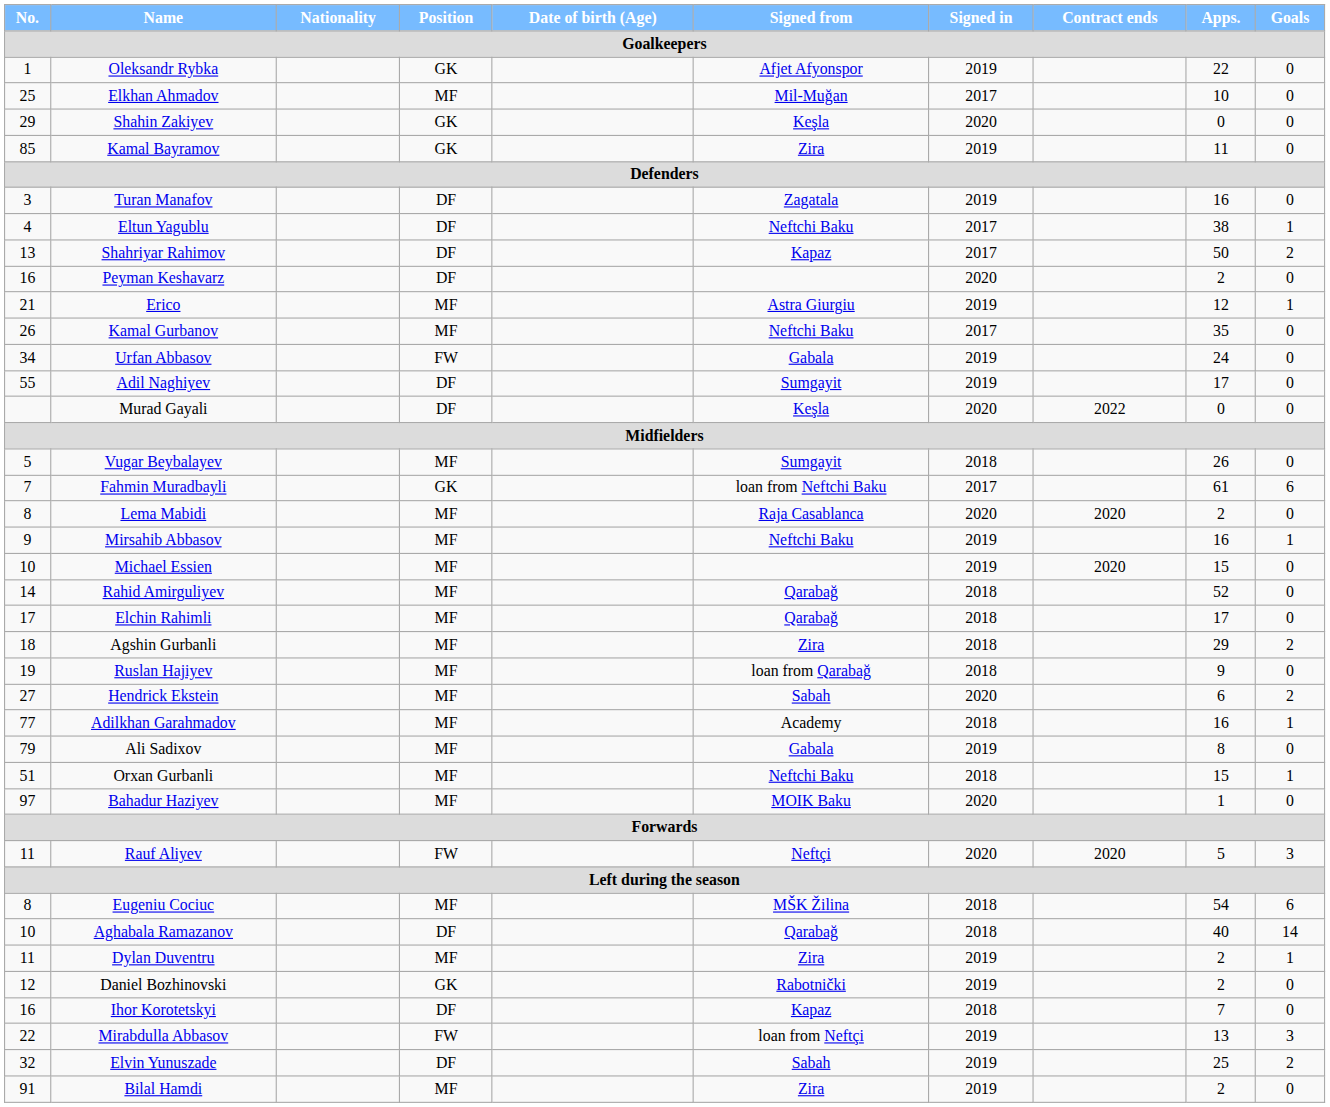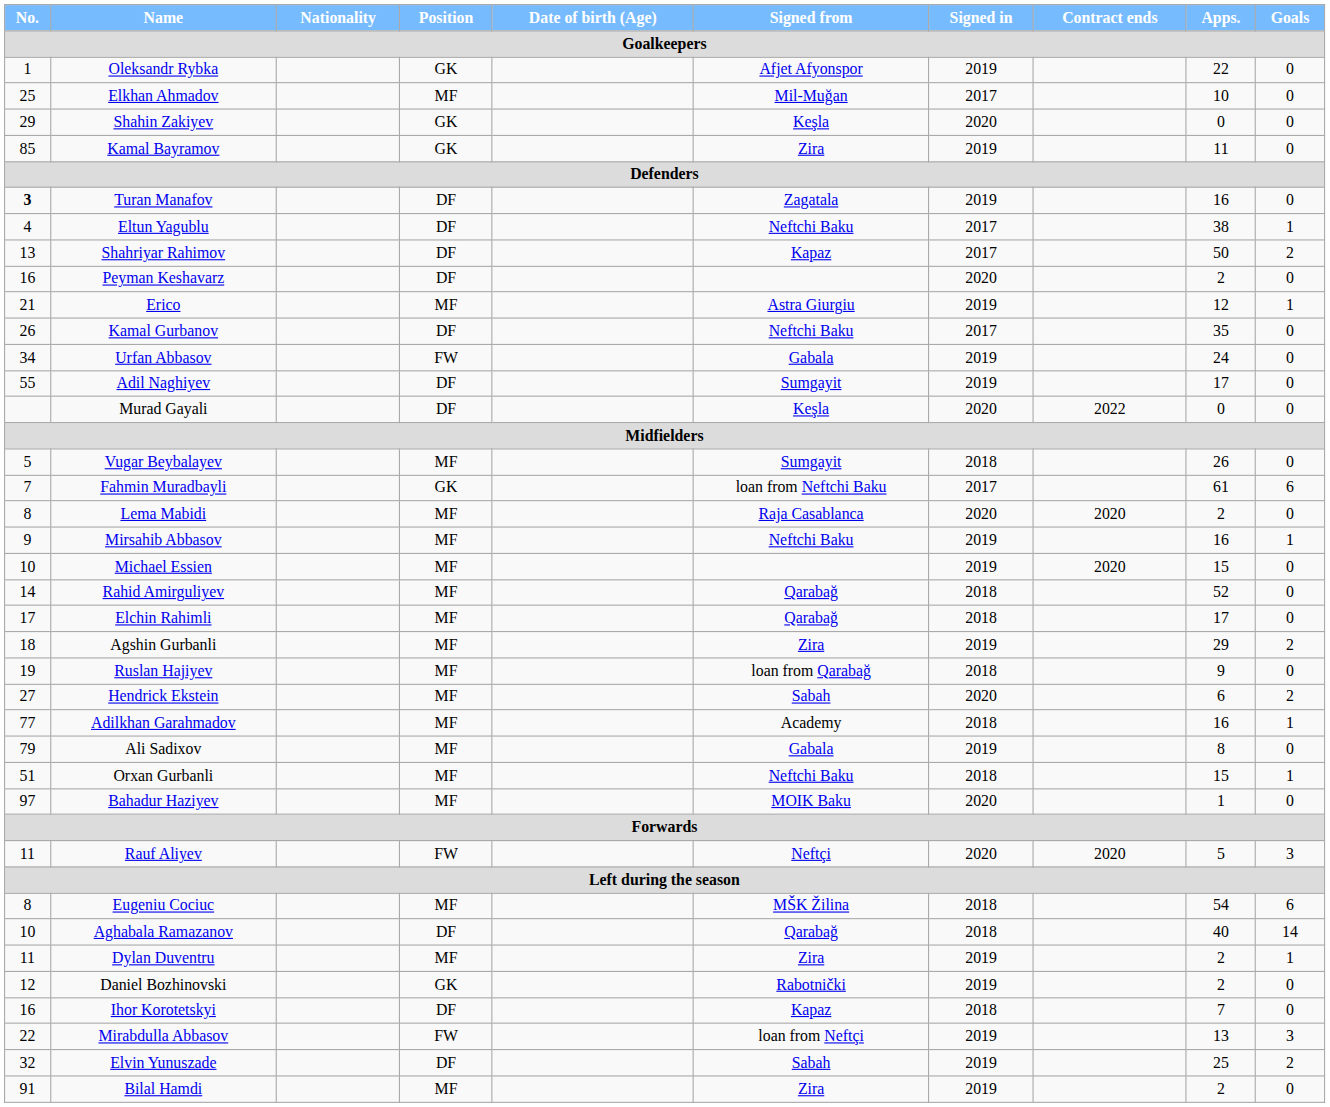(27, 200) normal -> (27, 200) bold
(446, 331) MF -> (446, 331) DF
(981, 644) 2018 -> (981, 644) 2019
